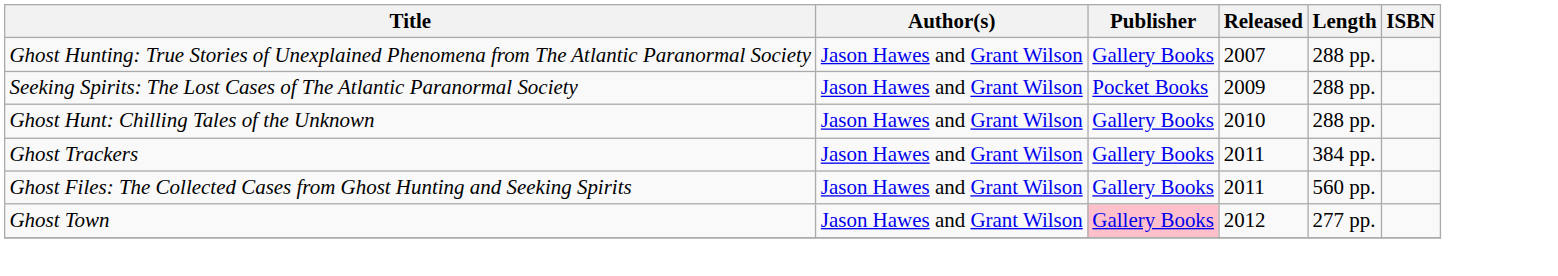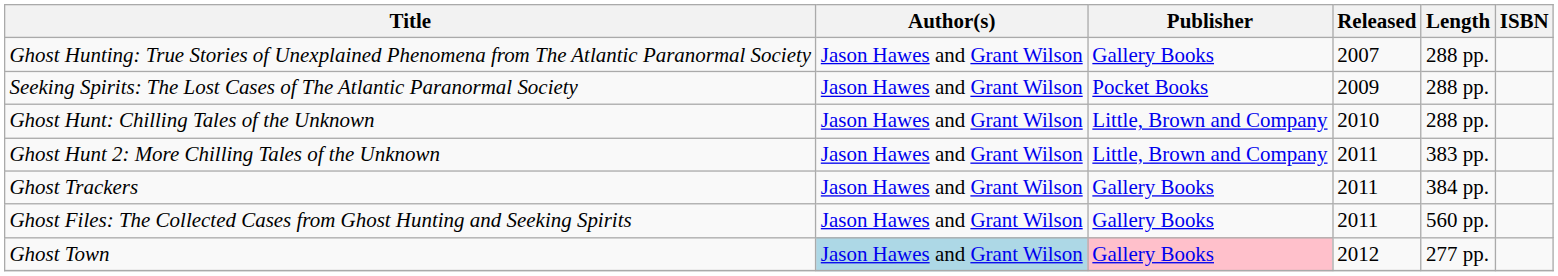(1153, 120) Gallery Books -> (1210, 120) Little, Brown and Company
+ row: (225, 154)
(952, 220) no background -> (952, 253) lightblue background
